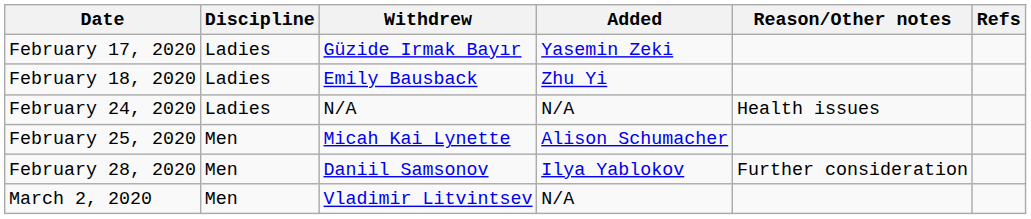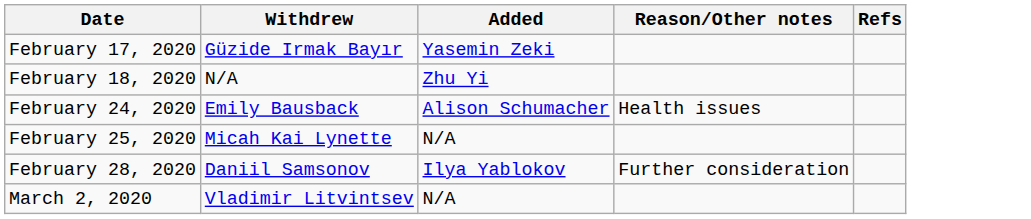- column: (260, 20)
(401, 79) Emily Bausback -> (221, 79) N/A
(340, 109) N/A -> (282, 109) Emily Bausback
(558, 109) N/A -> (516, 109) Alison Schumacher
(635, 139) Alison Schumacher -> (439, 139) N/A
